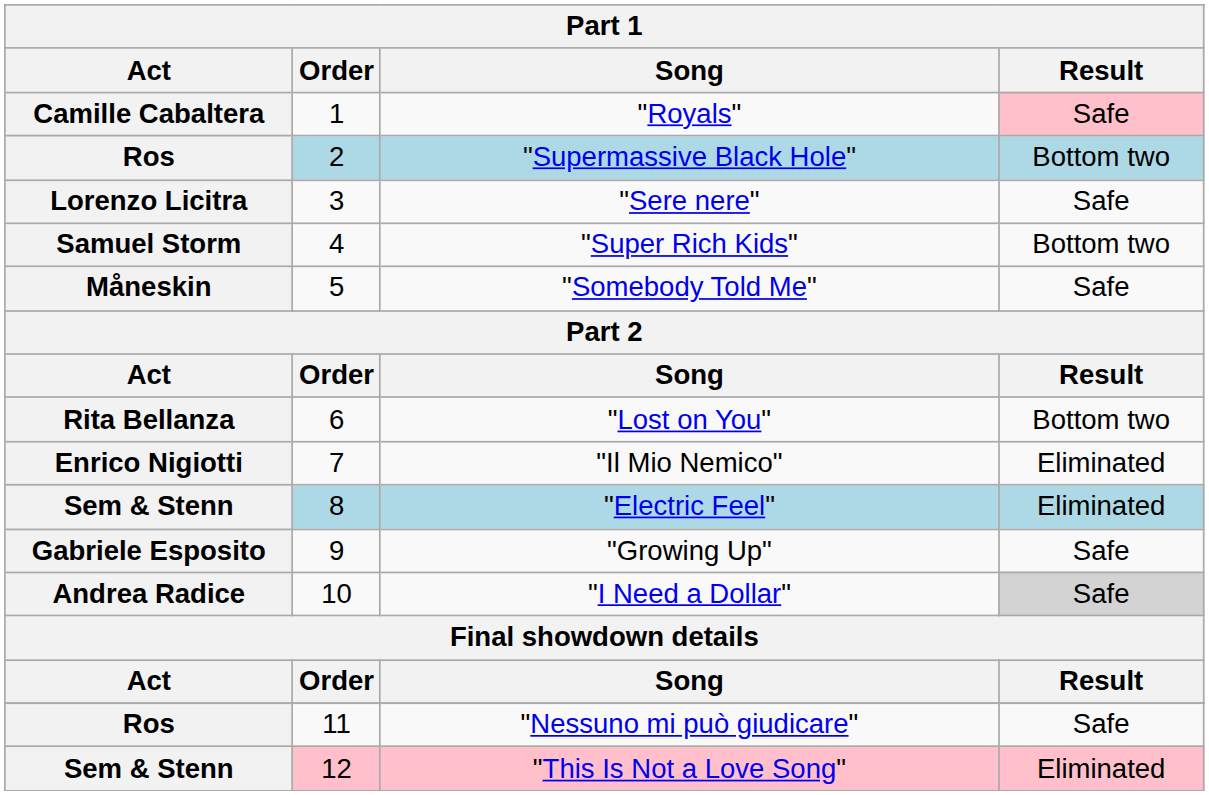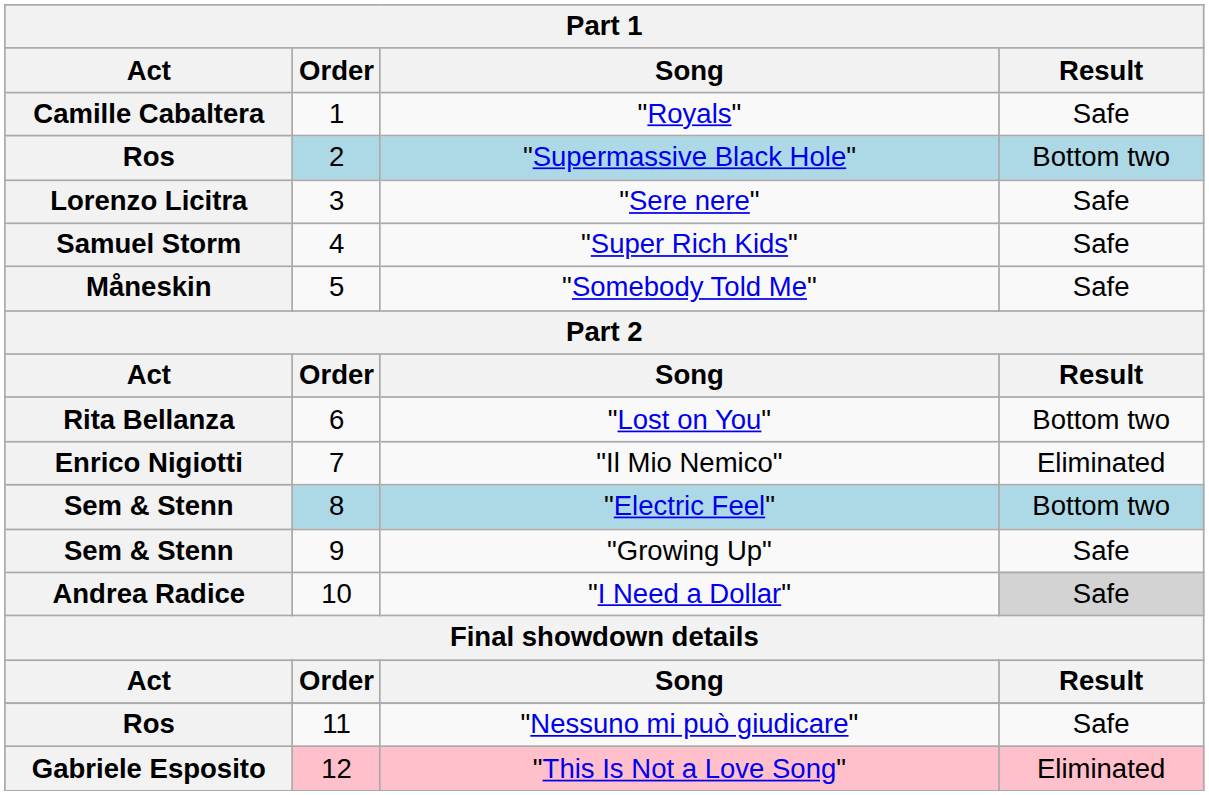(1101, 113) pink background -> (1101, 113) no background
(1101, 244) Bottom two -> (1101, 244) Safe
(1101, 506) Eliminated -> (1101, 506) Bottom two
(149, 550) Gabriele Esposito -> (149, 550) Sem & Stenn
(149, 768) Sem & Stenn -> (149, 768) Gabriele Esposito
